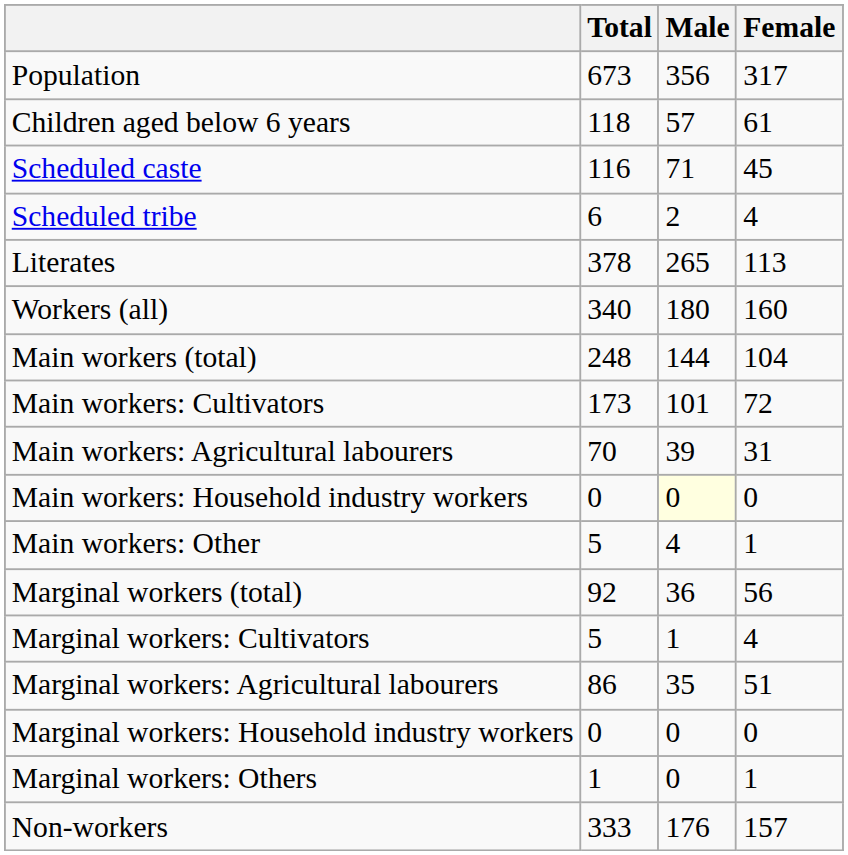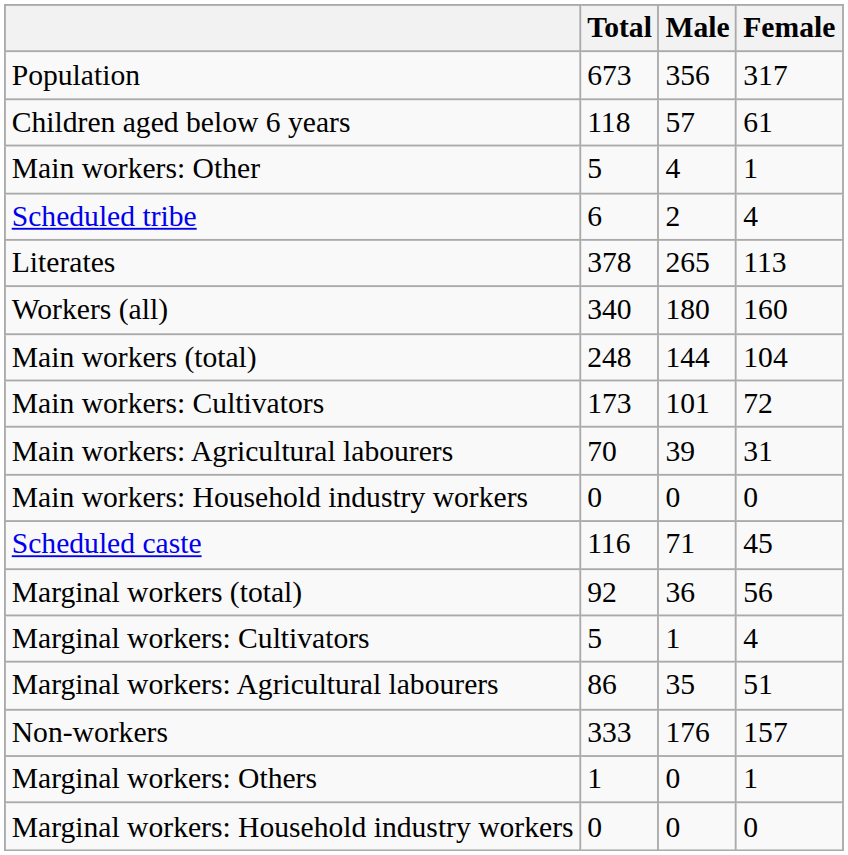rows swapped: (107, 168) <-> (136, 544)
(673, 497) lightyellow background -> (673, 497) no background
rows swapped: (293, 732) <-> (90, 826)
